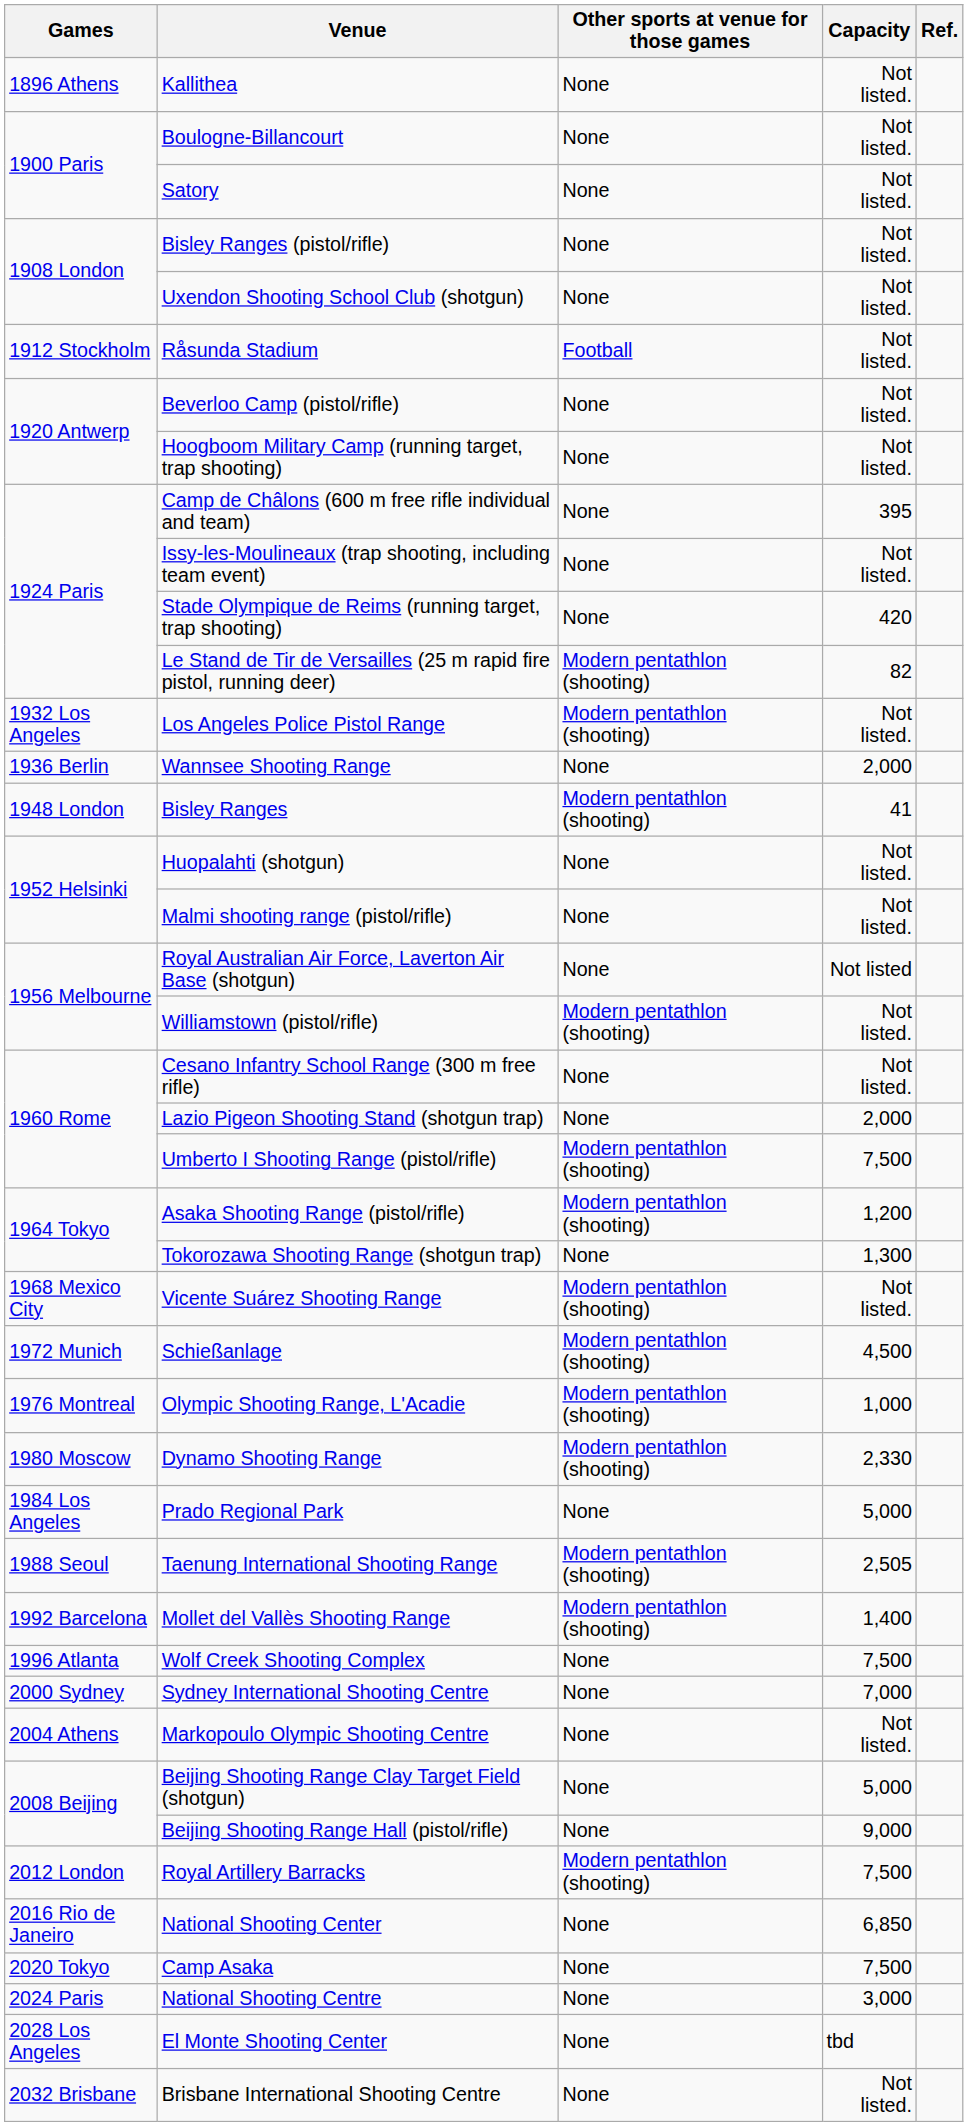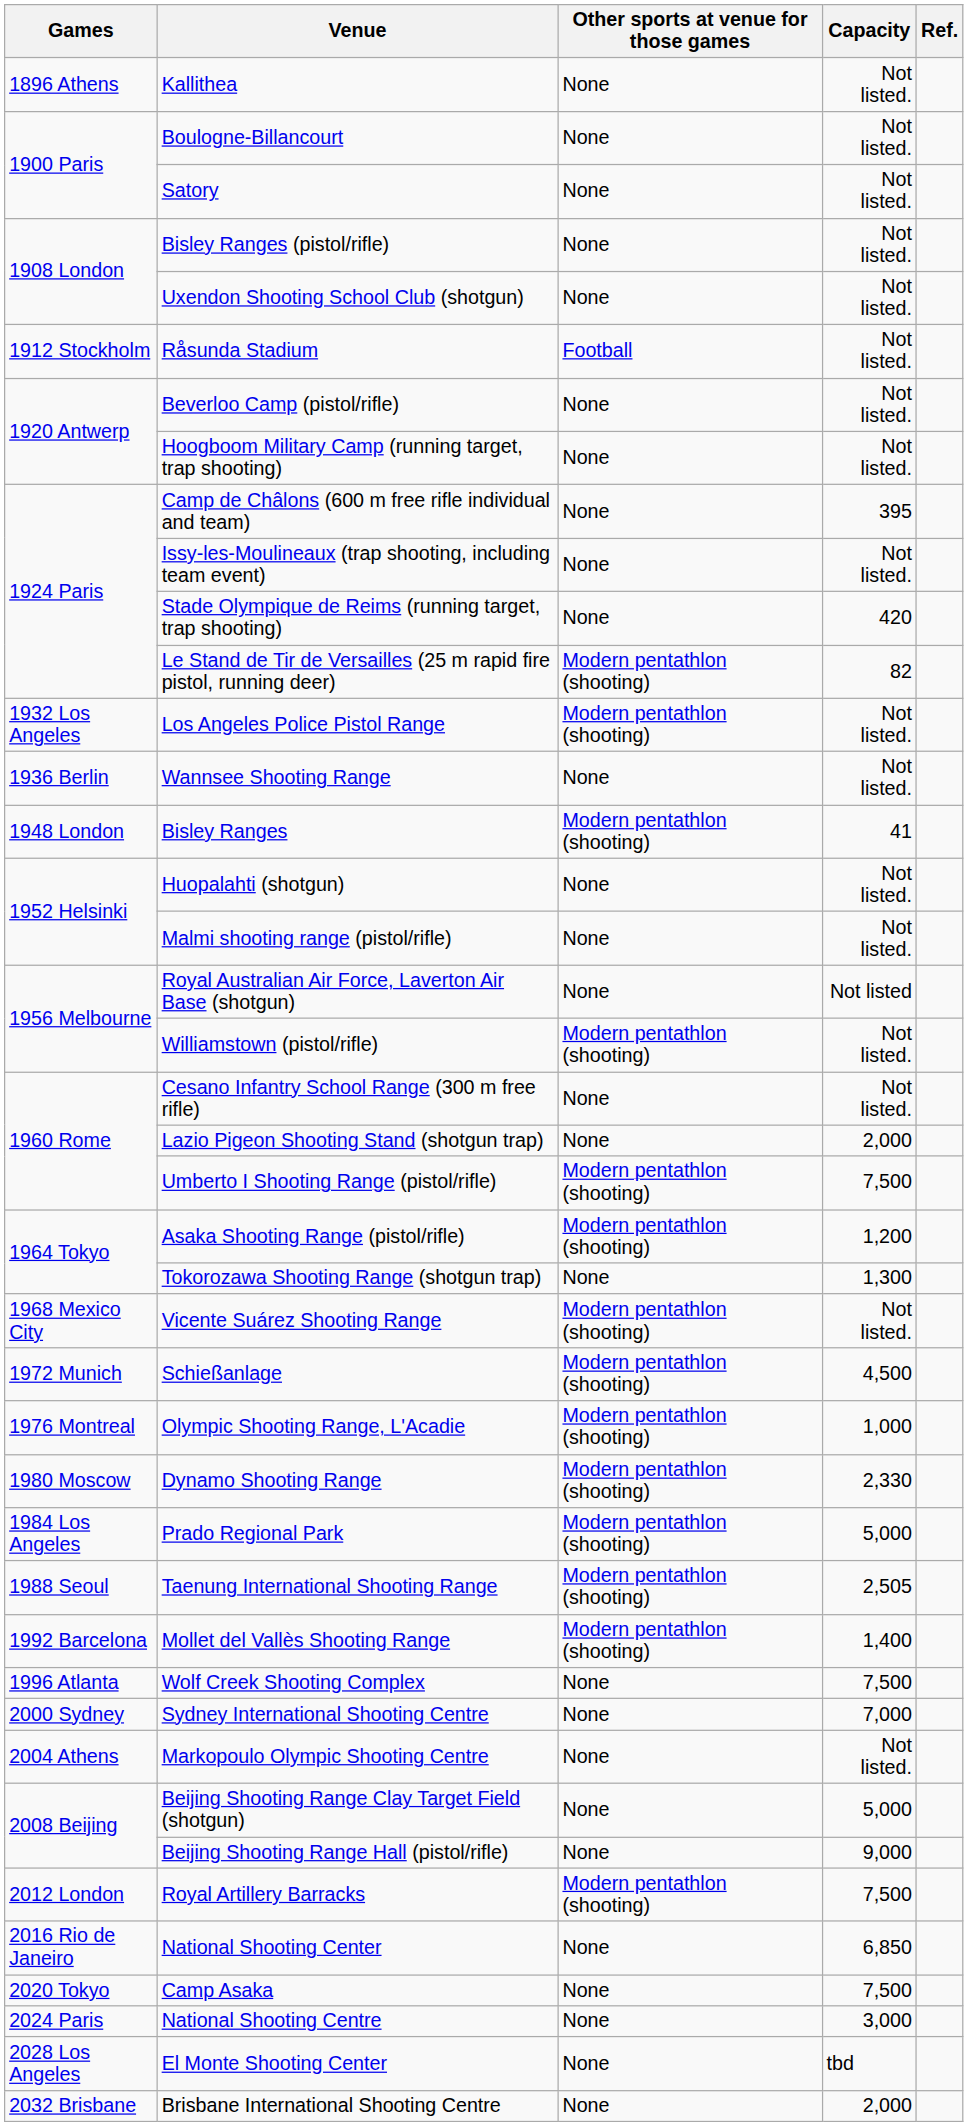(887, 767) 2,000 -> (886, 778) Not listed.
(586, 1511) None -> (645, 1534) Modern pentathlon (shooting)
(886, 2094) Not listed. -> (887, 2105) 2,000
